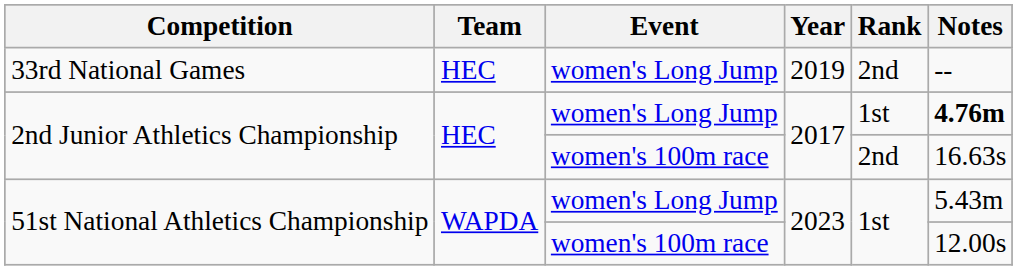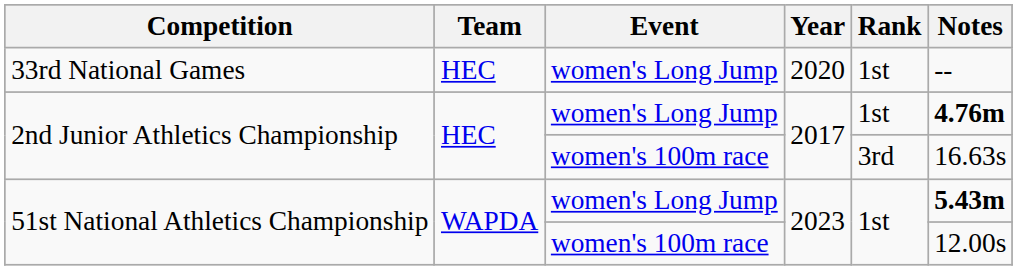(818, 69) 2019 -> (818, 69) 2020
(878, 69) 2nd -> (874, 69) 1st
(878, 156) 2nd -> (876, 156) 3rd
(969, 199) normal -> (969, 199) bold
